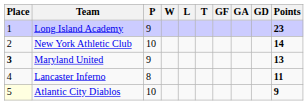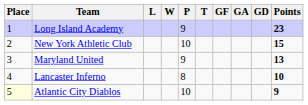columns swapped: (152, 12) <-> (187, 12)
(279, 44) 14 -> (279, 44) 15
(9, 60) bold -> (9, 60) normal
(279, 76) 11 -> (279, 76) 10
